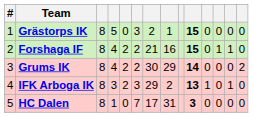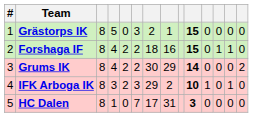(152, 49) 21 -> (152, 49) 18
(193, 85) 13 -> (193, 85) 10
